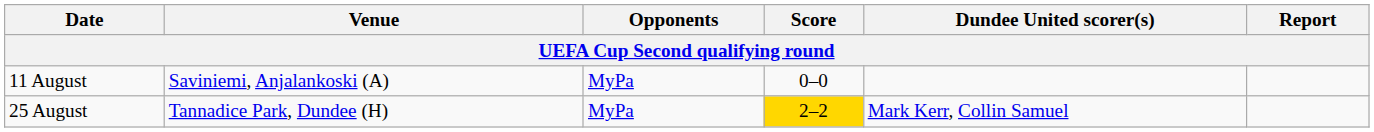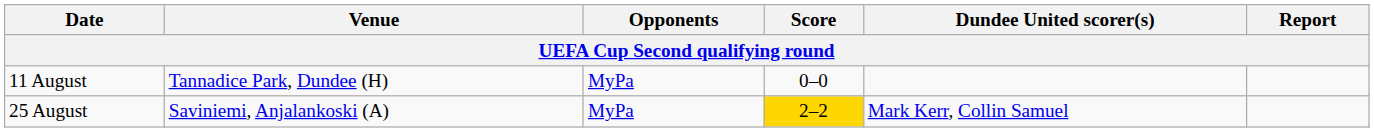(279, 80) Saviniemi, Anjalankoski (A) -> (278, 80) Tannadice Park, Dundee (H)
(278, 111) Tannadice Park, Dundee (H) -> (279, 111) Saviniemi, Anjalankoski (A)
